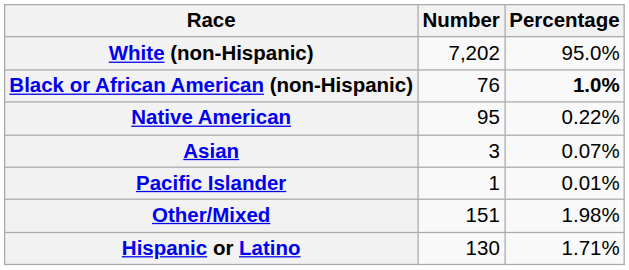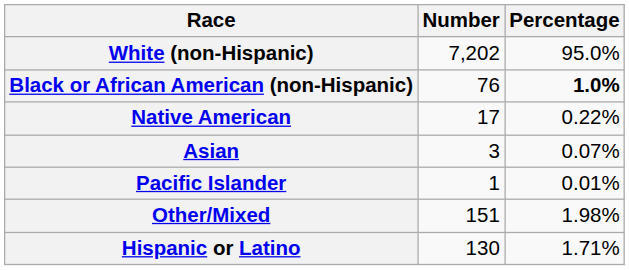(488, 118) 95 -> (488, 118) 17
